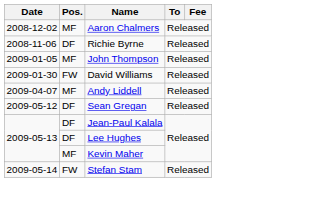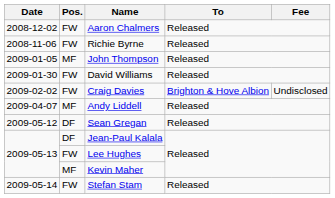(69, 28) MF -> (70, 28) FW
(69, 43) DF -> (70, 43) FW
+ row: (116, 91)
(69, 138) DF -> (70, 153) FW
